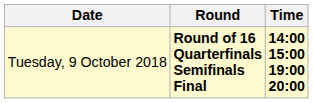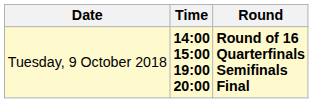columns swapped: (287, 15) <-> (218, 15)
